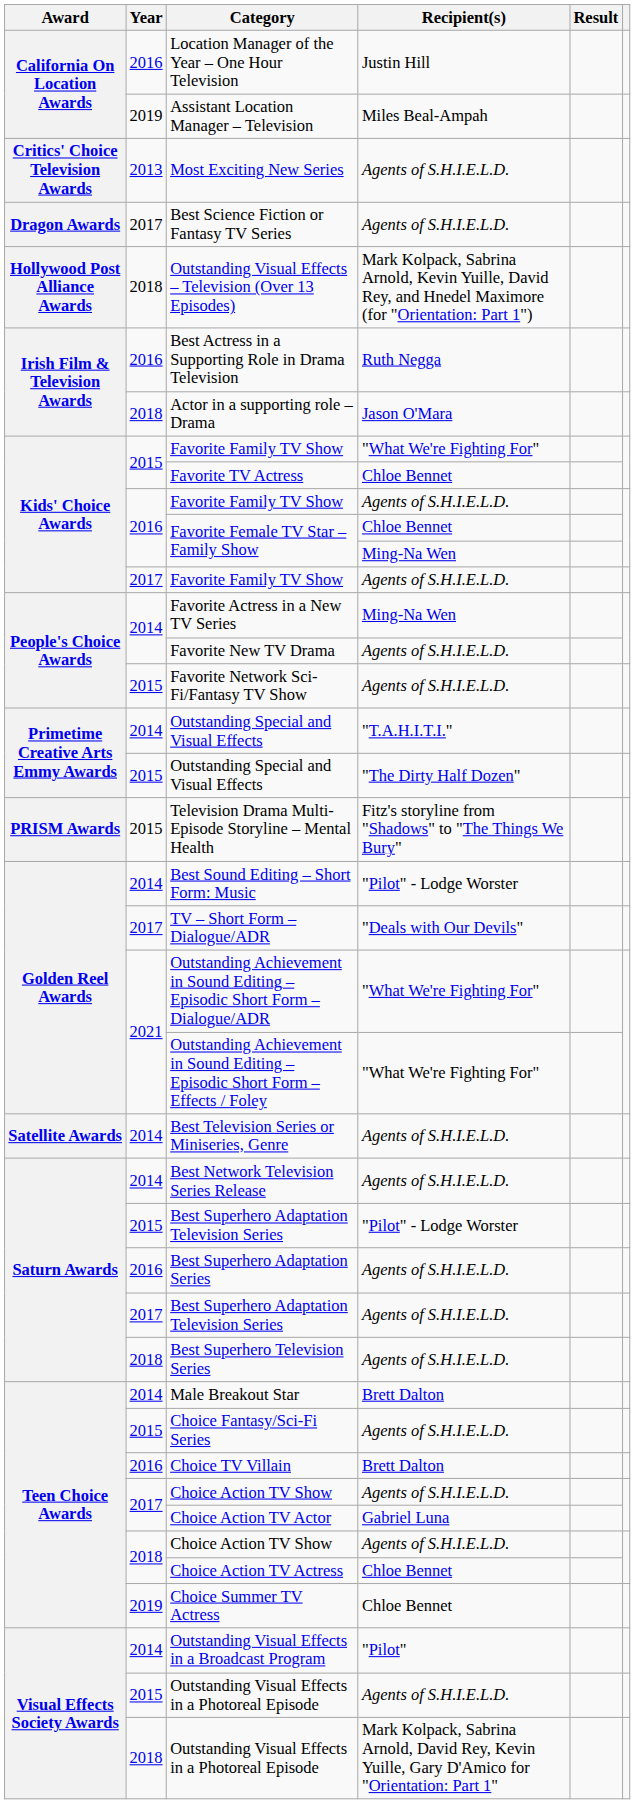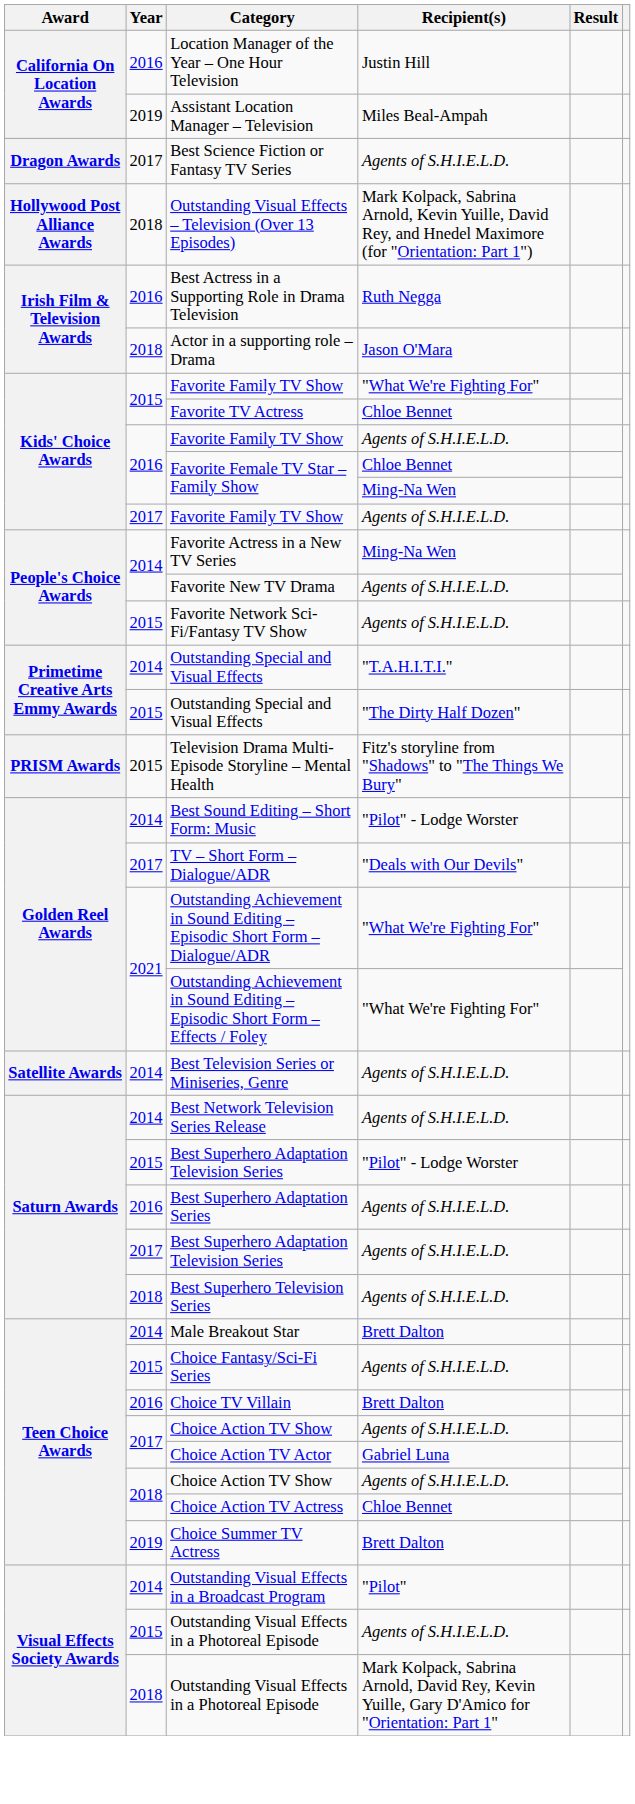- row: (146, 170)
(407, 1605) Chloe Bennet -> (403, 1542) Brett Dalton
